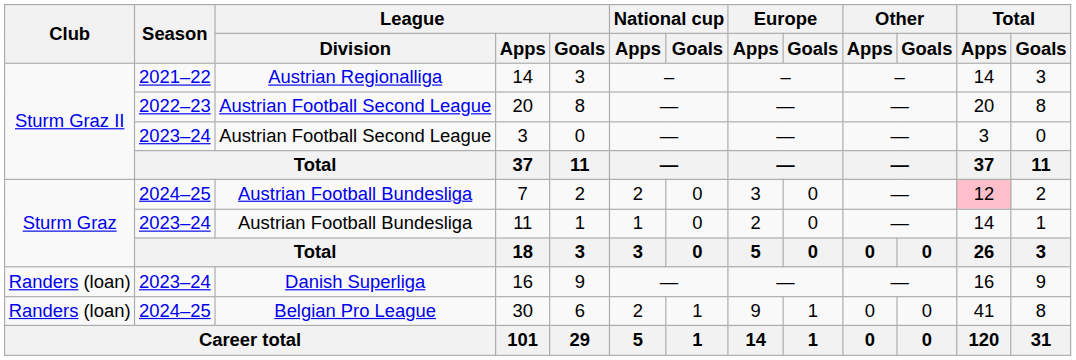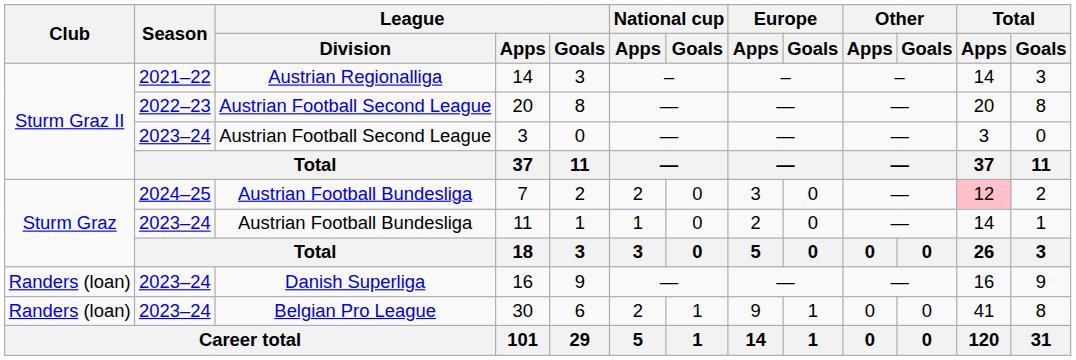(175, 310) 2024–25 -> (175, 310) 2023–24
